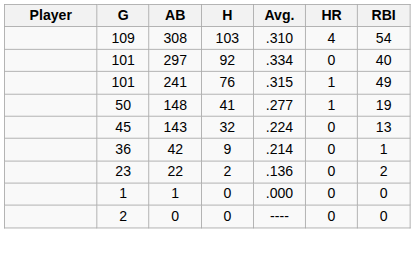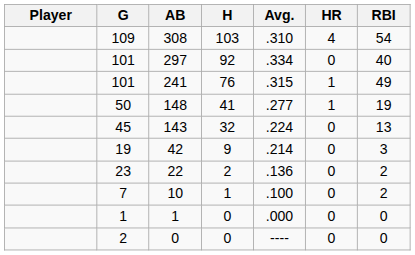(123, 149) 36 -> (123, 149) 19
(384, 149) 1 -> (384, 149) 3
+ row: (175, 194)
